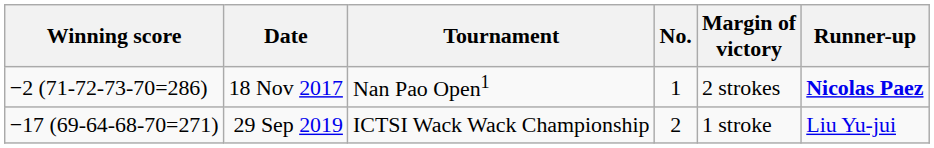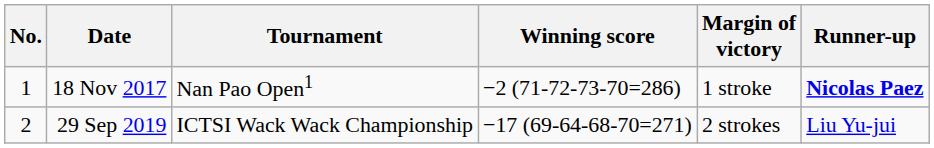columns swapped: (676, 35) <-> (114, 35)
(741, 86) 2 strokes -> (737, 86) 1 stroke
(737, 125) 1 stroke -> (741, 125) 2 strokes
